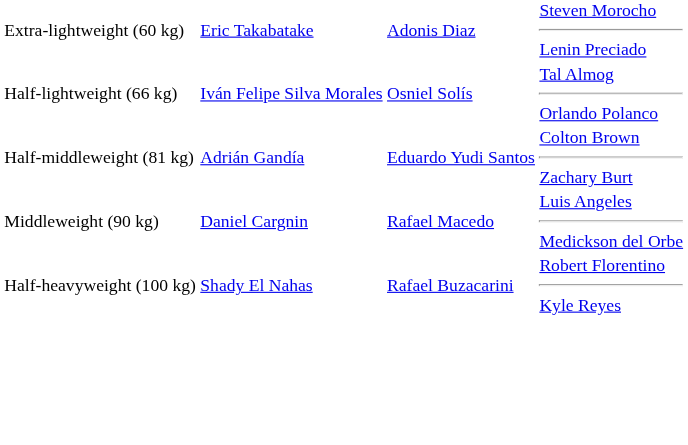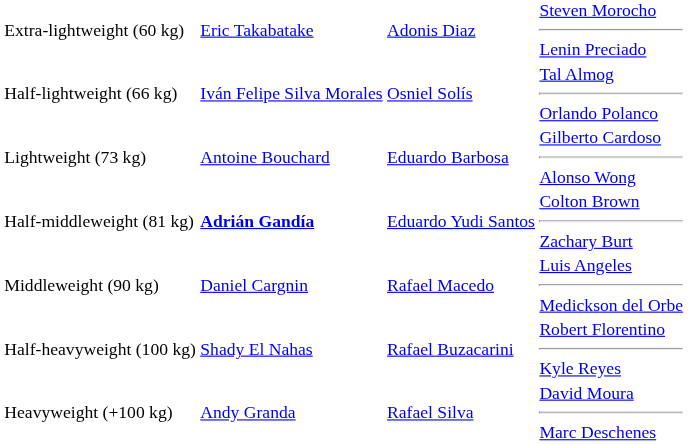+ row: (75, 157)
(252, 157) normal -> (257, 221) bold
+ row: (88, 412)
